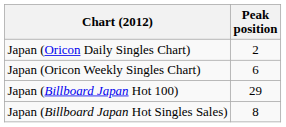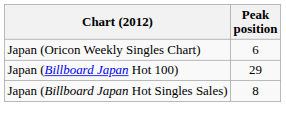- row: (99, 49)
